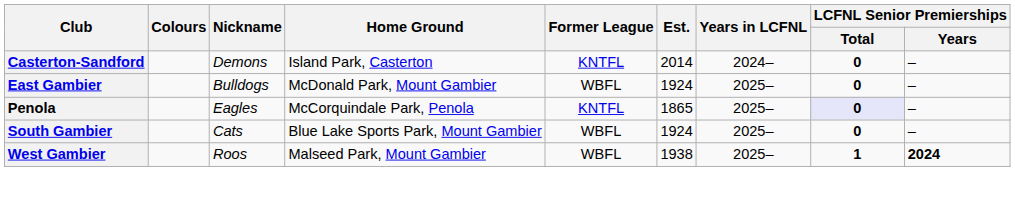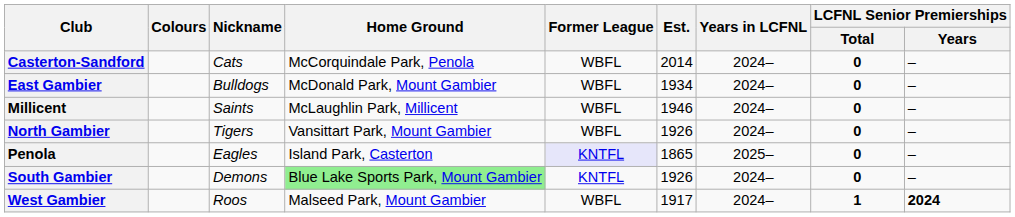(240, 62) Demons -> (228, 62) Cats
(360, 62) Island Park, Casterton -> (381, 62) McCorquindale Park, Penola
(601, 62) KNTFL -> (601, 62) WBFL
(677, 85) 1924 -> (677, 85) 1934
(753, 85) 2025– -> (753, 85) 2024–
+ row: (37, 108)
+ row: (59, 131)
(381, 108) McCorquindale Park, Penola -> (360, 154) Island Park, Casterton
(601, 108) no background -> (601, 154) lavender background
(857, 108) lavender background -> (857, 154) no background
(228, 131) Cats -> (240, 177) Demons
(415, 131) no background -> (415, 177) lightgreen background
(601, 131) WBFL -> (601, 177) KNTFL
(677, 131) 1924 -> (677, 177) 1926
(753, 131) 2025– -> (753, 177) 2024–
(677, 154) 1938 -> (677, 200) 1917
(753, 154) 2025– -> (753, 200) 2024–
